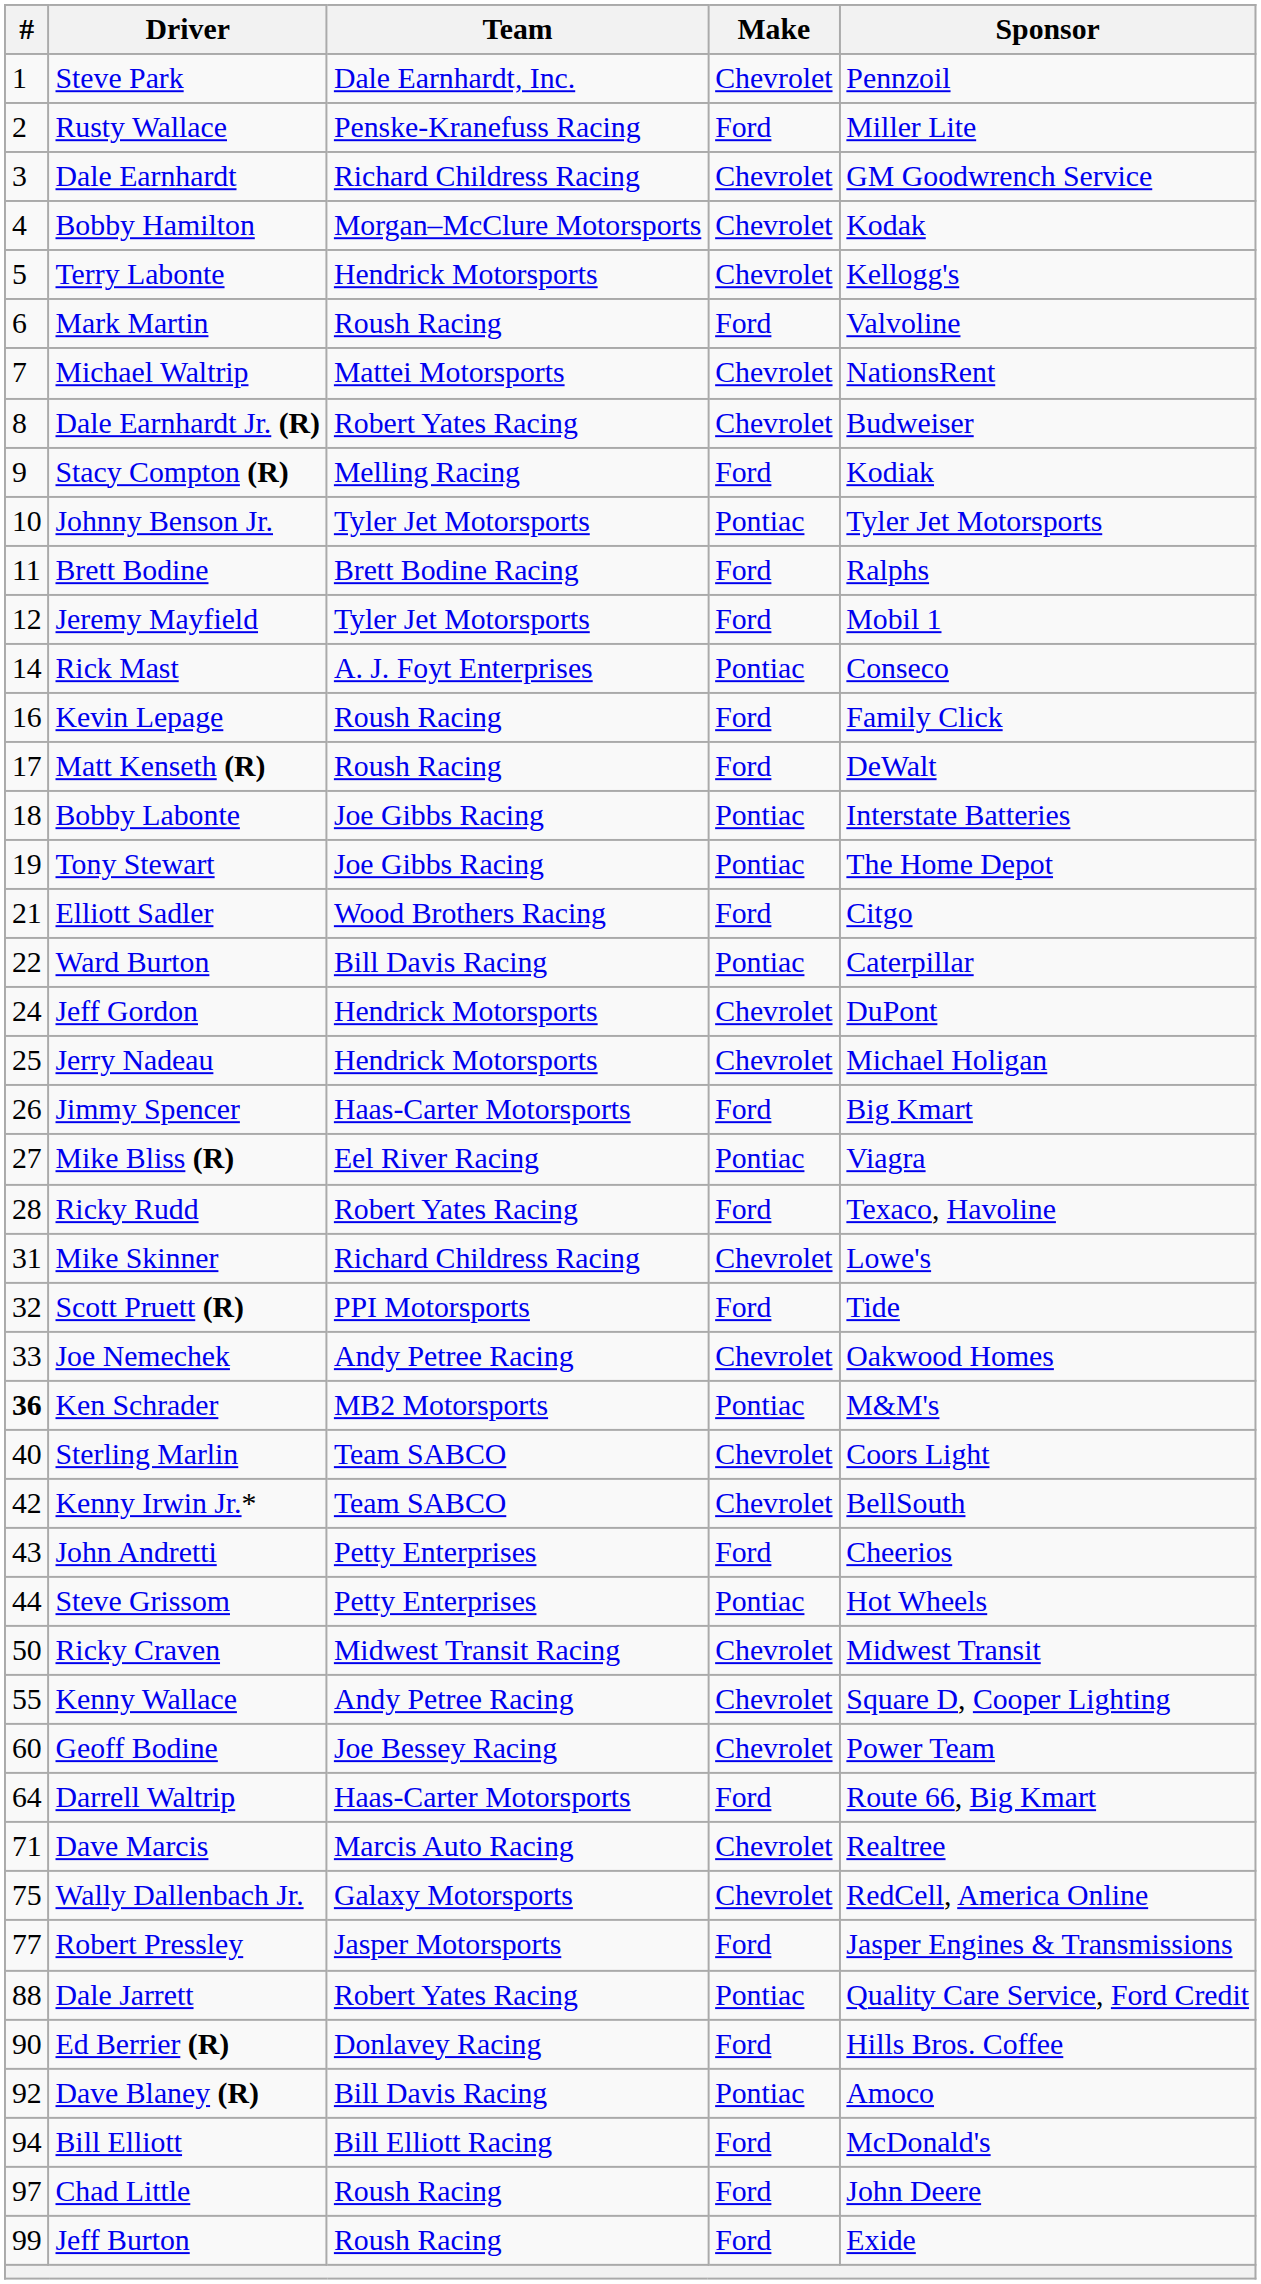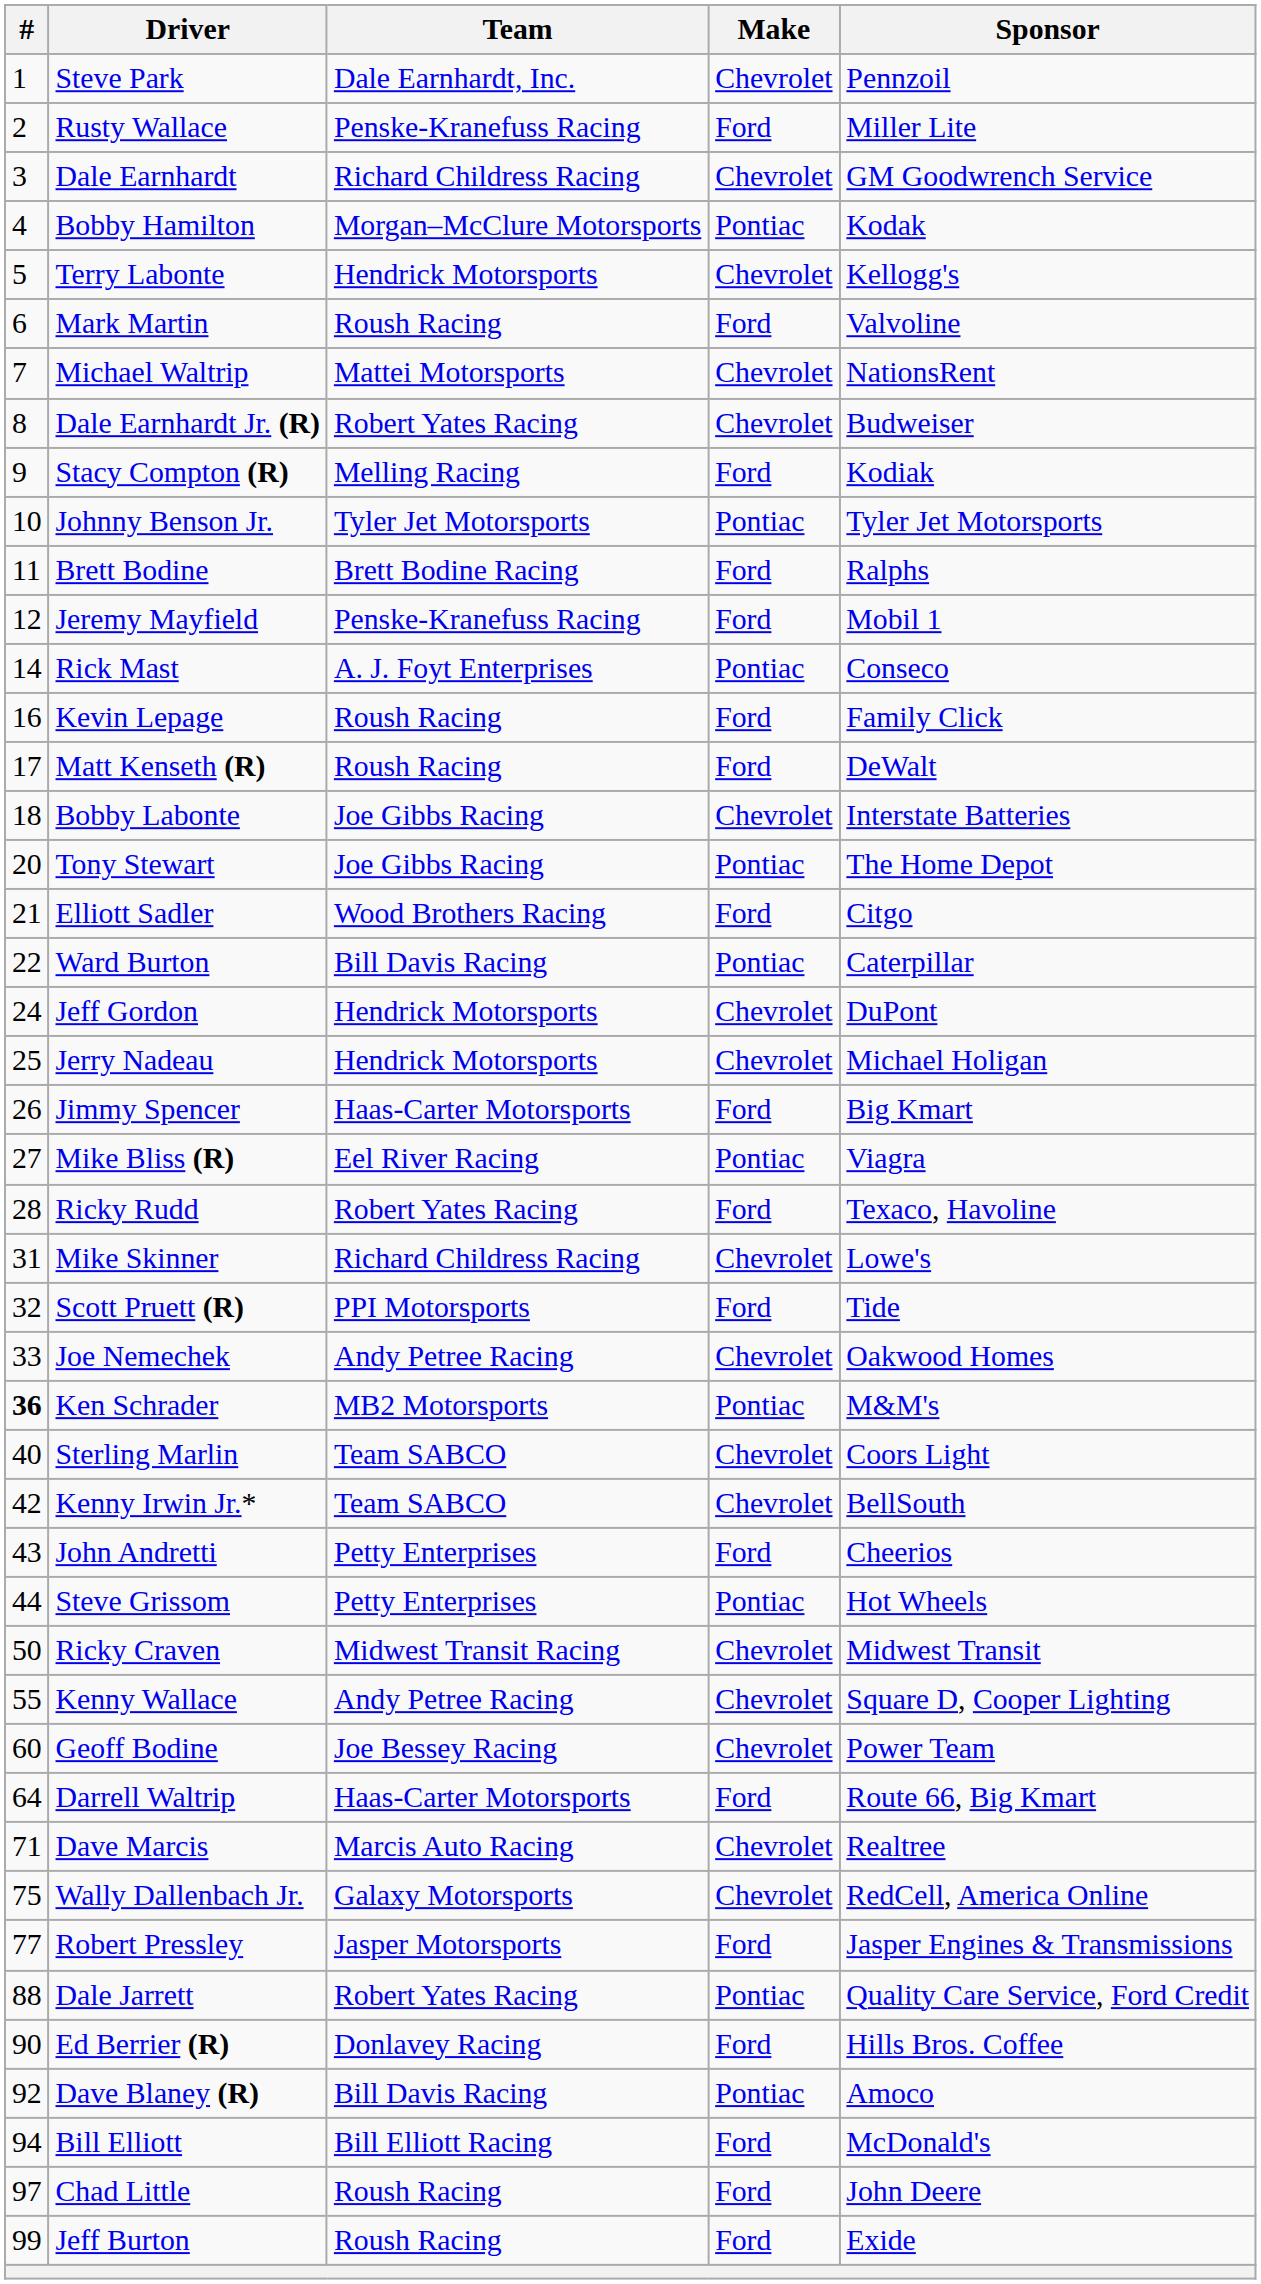(774, 225) Chevrolet -> (760, 225) Pontiac
(462, 618) Tyler Jet Motorsports -> (487, 618) Penske-Kranefuss Racing
(760, 815) Pontiac -> (774, 815) Chevrolet
(27, 864) 19 -> (27, 864) 20
